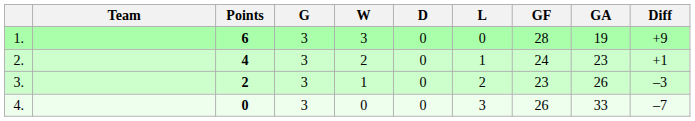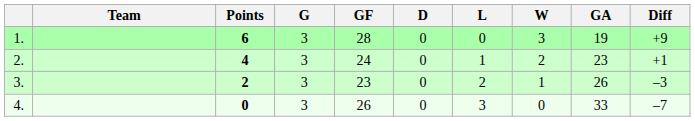columns swapped: (364, 15) <-> (542, 15)
